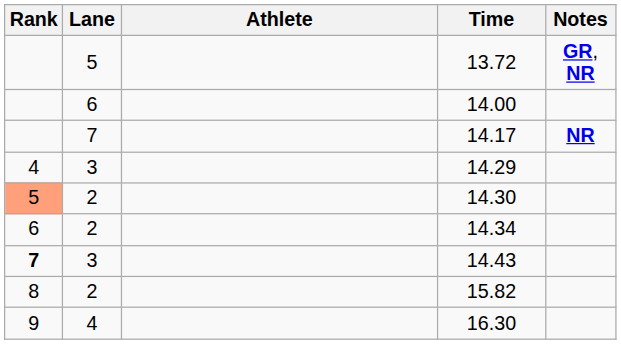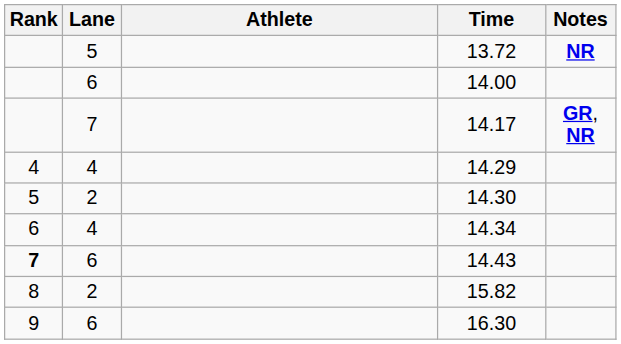(580, 62) GR, NR -> (580, 51) NR
(580, 135) NR -> (580, 124) GR, NR
(92, 167) 3 -> (92, 167) 4
(34, 198) lightsalmon background -> (34, 198) no background
(92, 229) 2 -> (92, 229) 4
(92, 260) 3 -> (92, 260) 6
(92, 323) 4 -> (92, 323) 6
